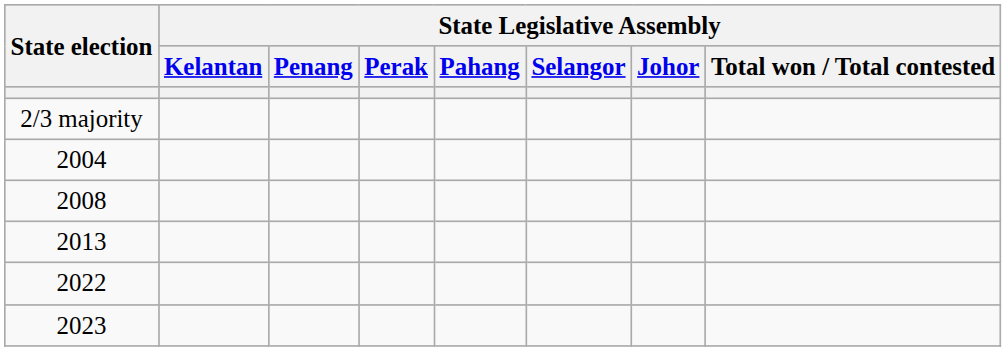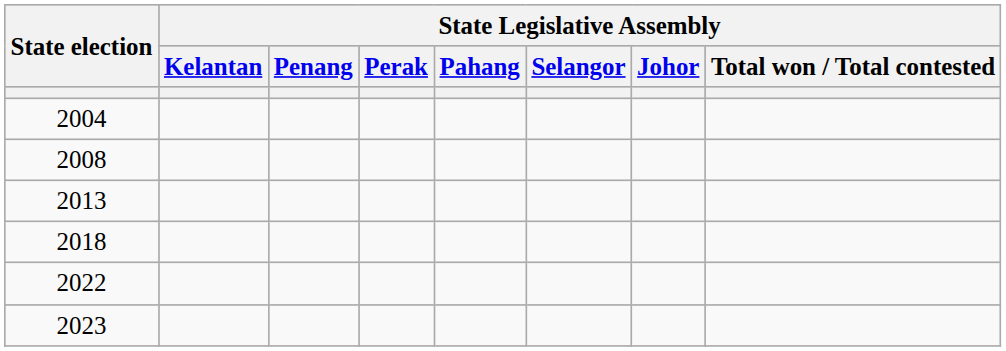- row: (82, 119)
+ row: (81, 242)
